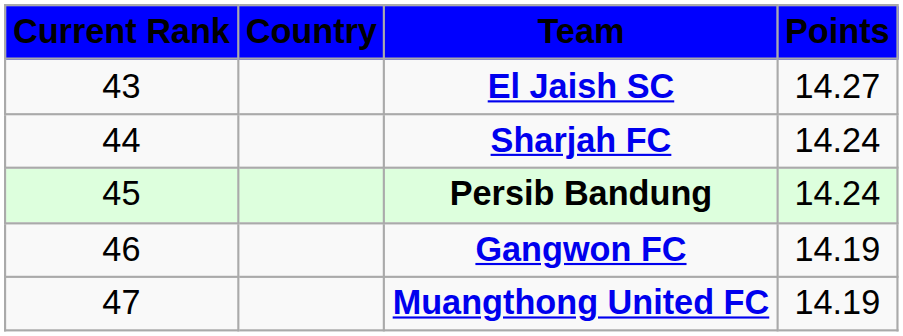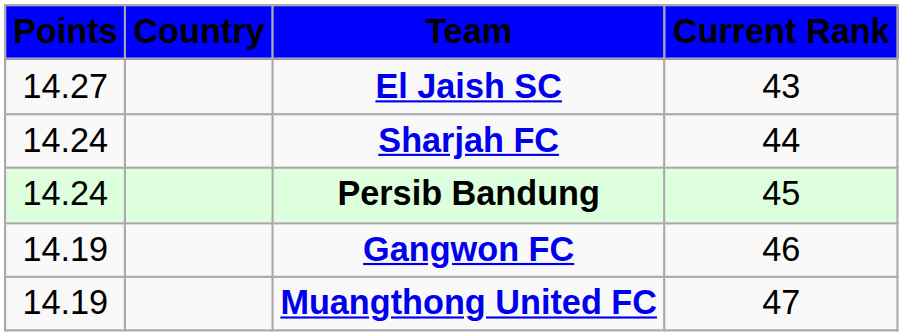columns swapped: (121, 31) <-> (837, 31)
